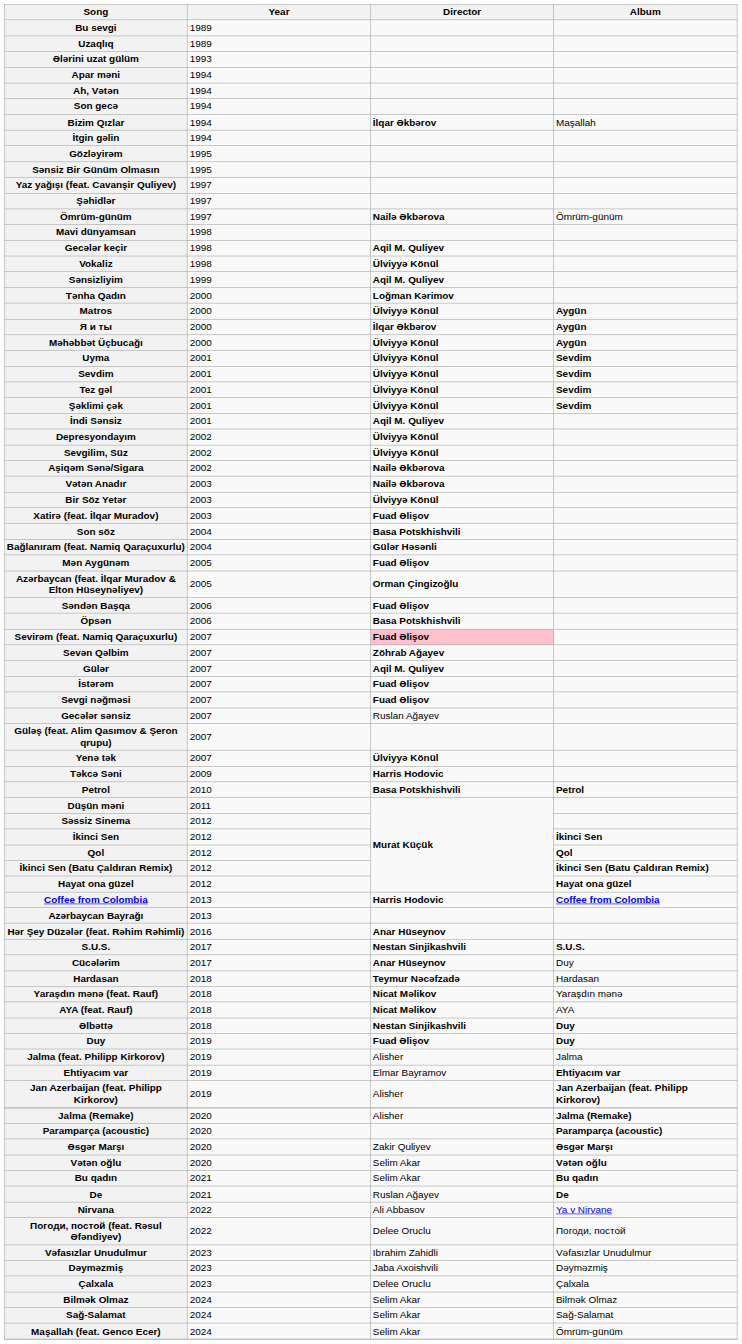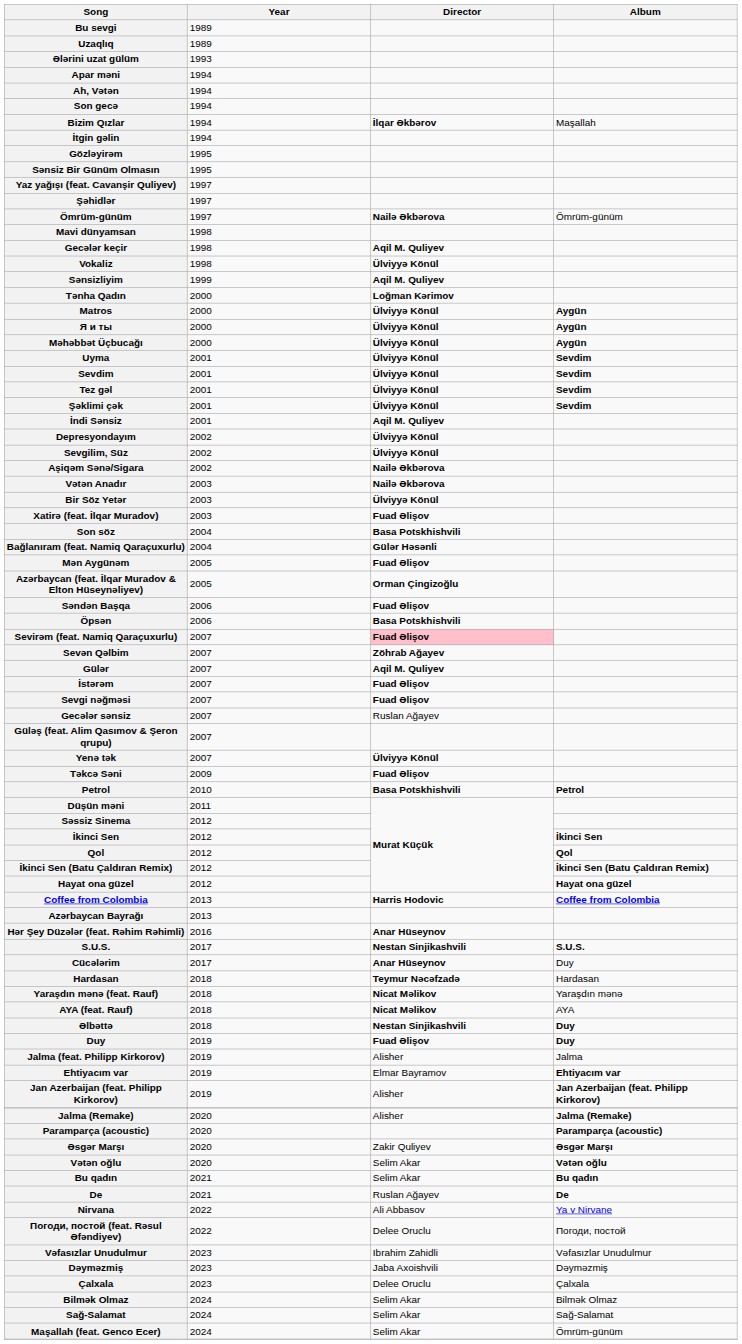(405, 327) İlqar Əkbərov -> (406, 327) Ülviyyə Könül
(408, 774) Harris Hodovic -> (401, 774) Fuad Əlişov
